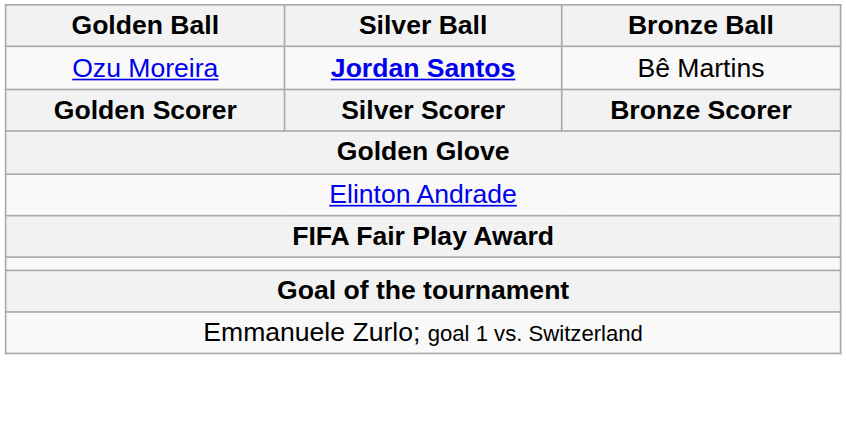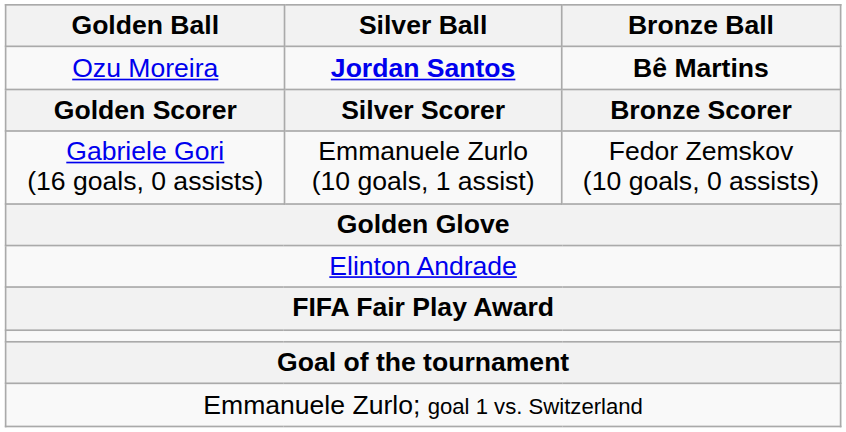(701, 67) normal -> (701, 67) bold
+ row: (145, 166)
